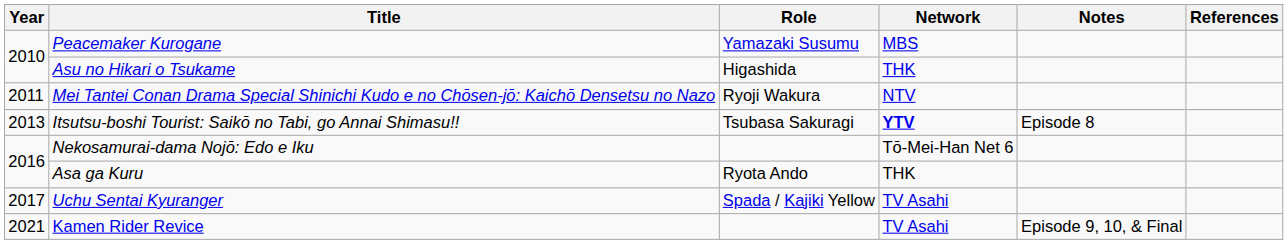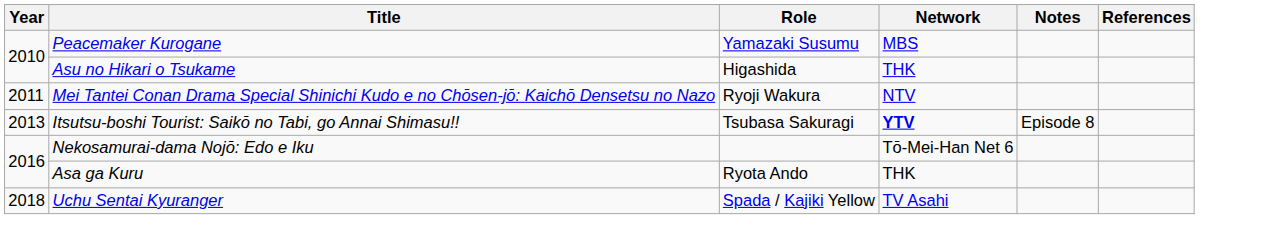(27, 200) 2017 -> (27, 200) 2018
- row: (128, 226)
